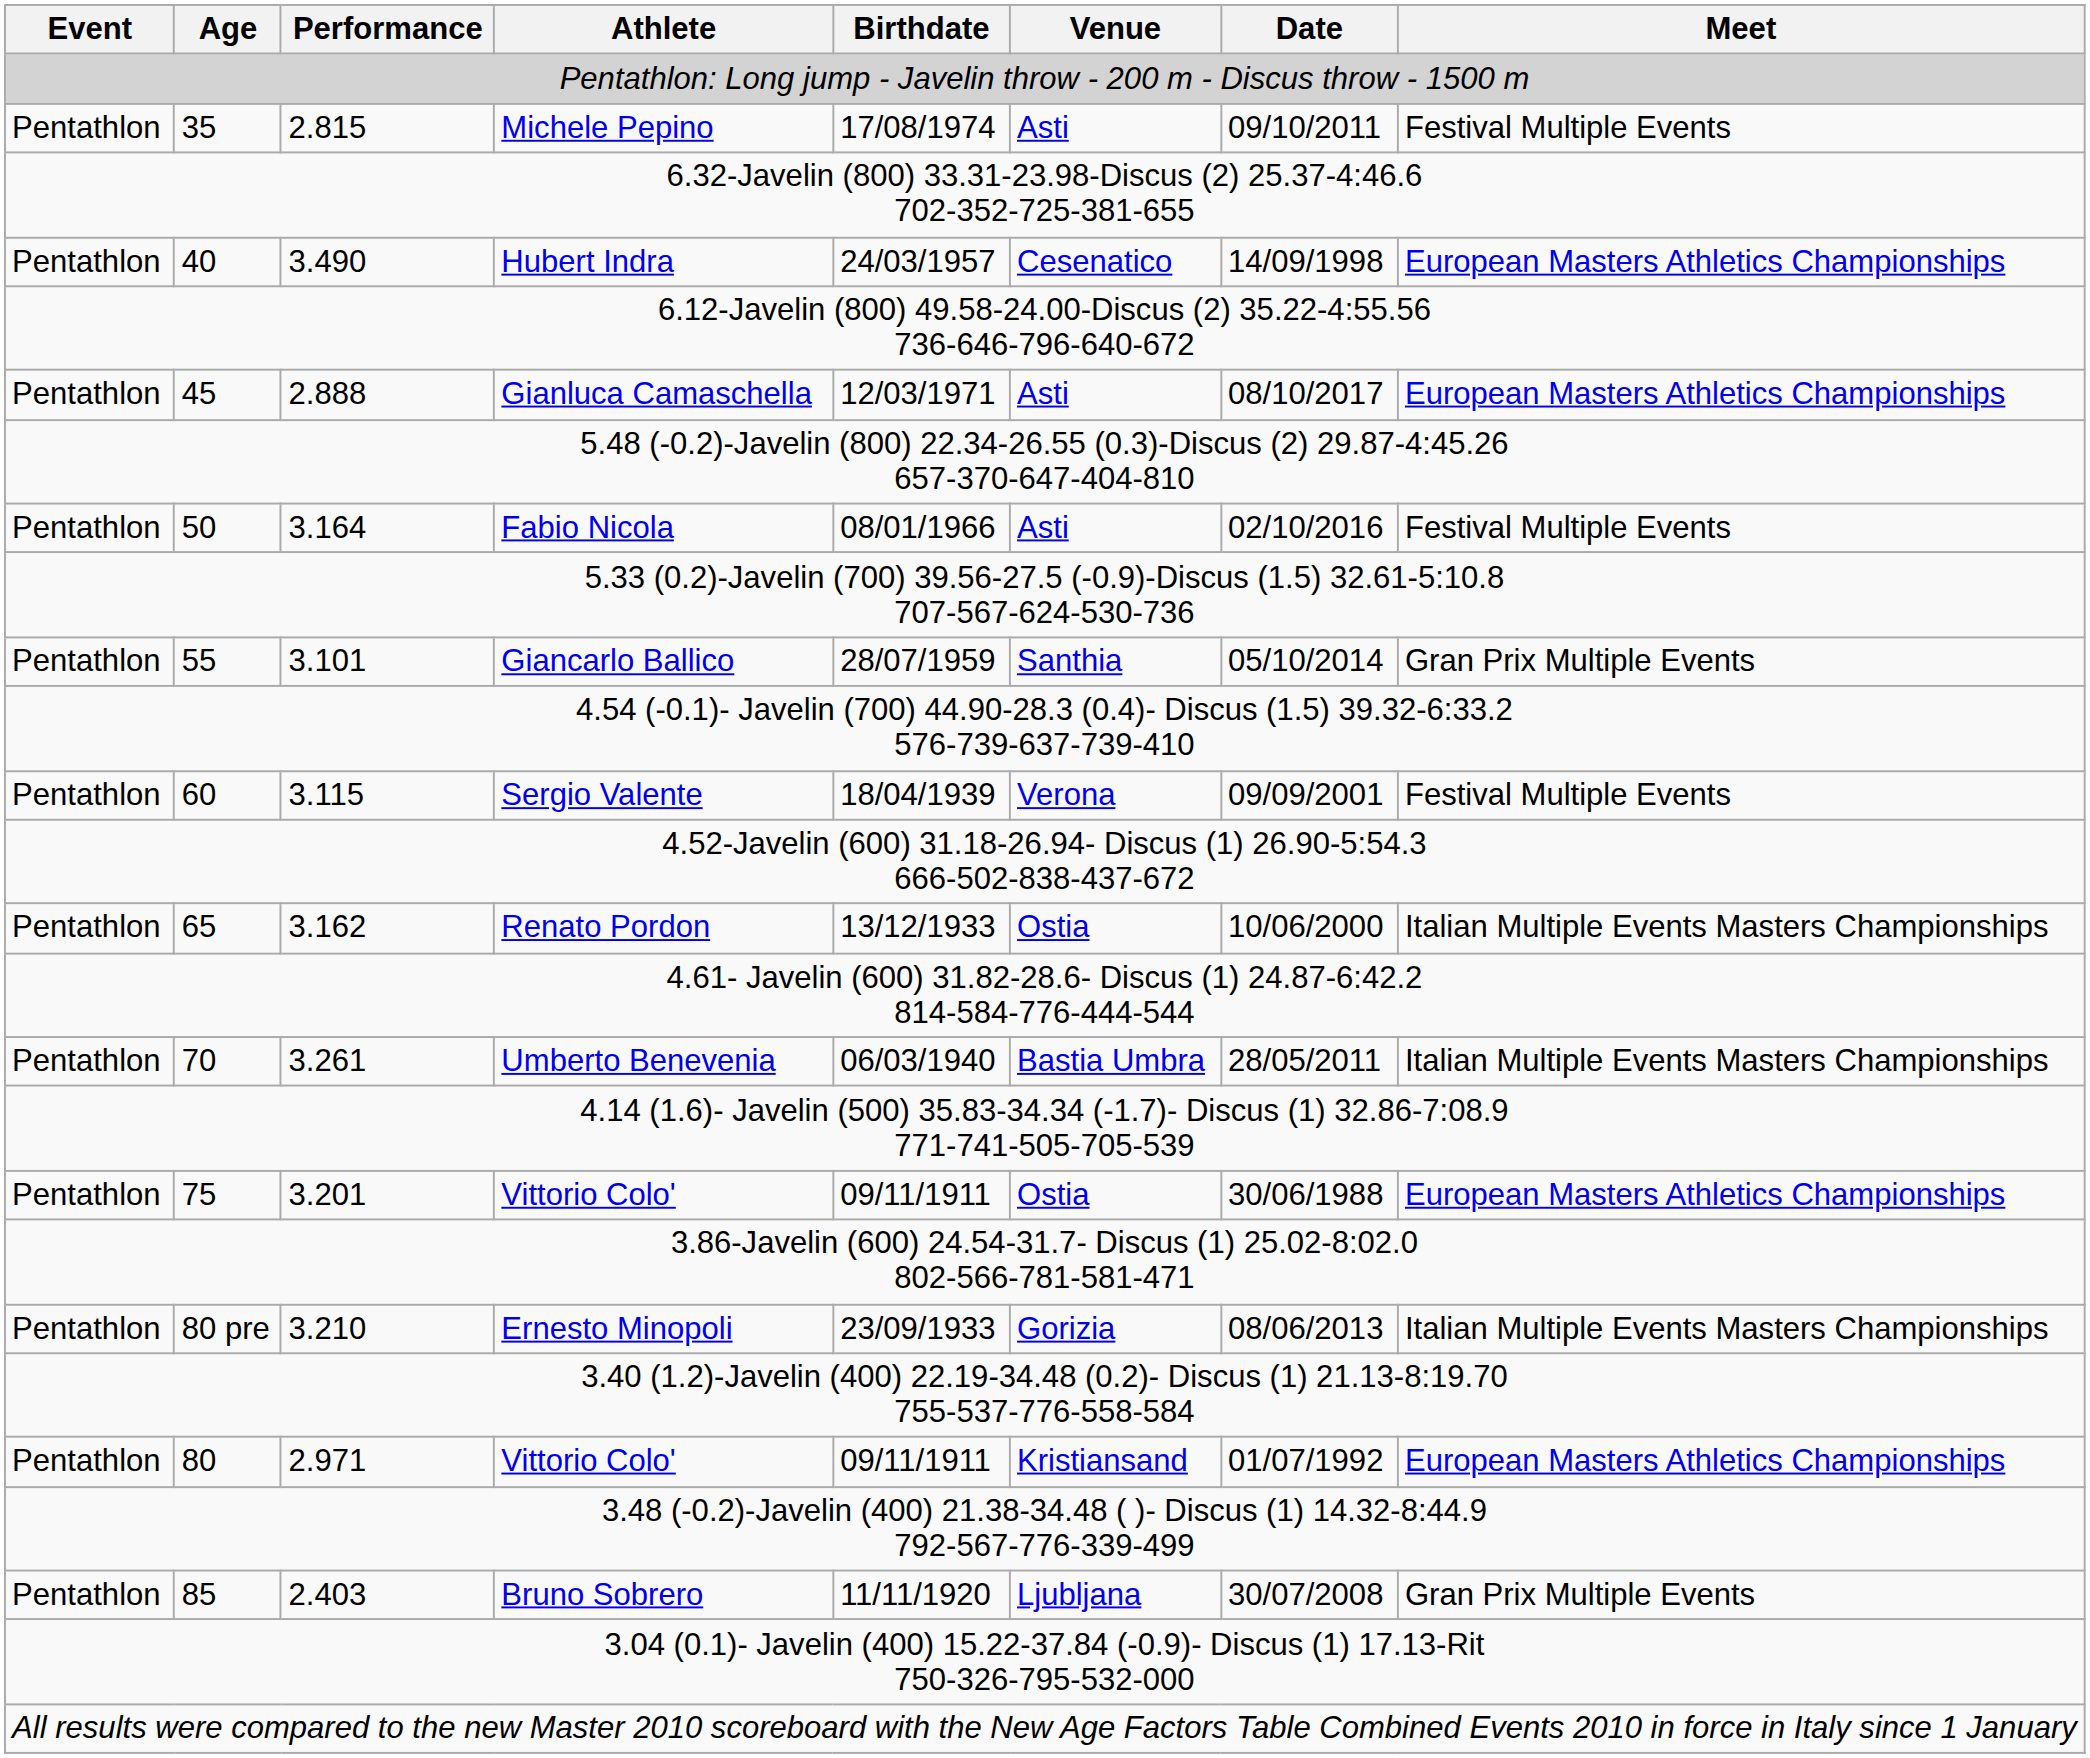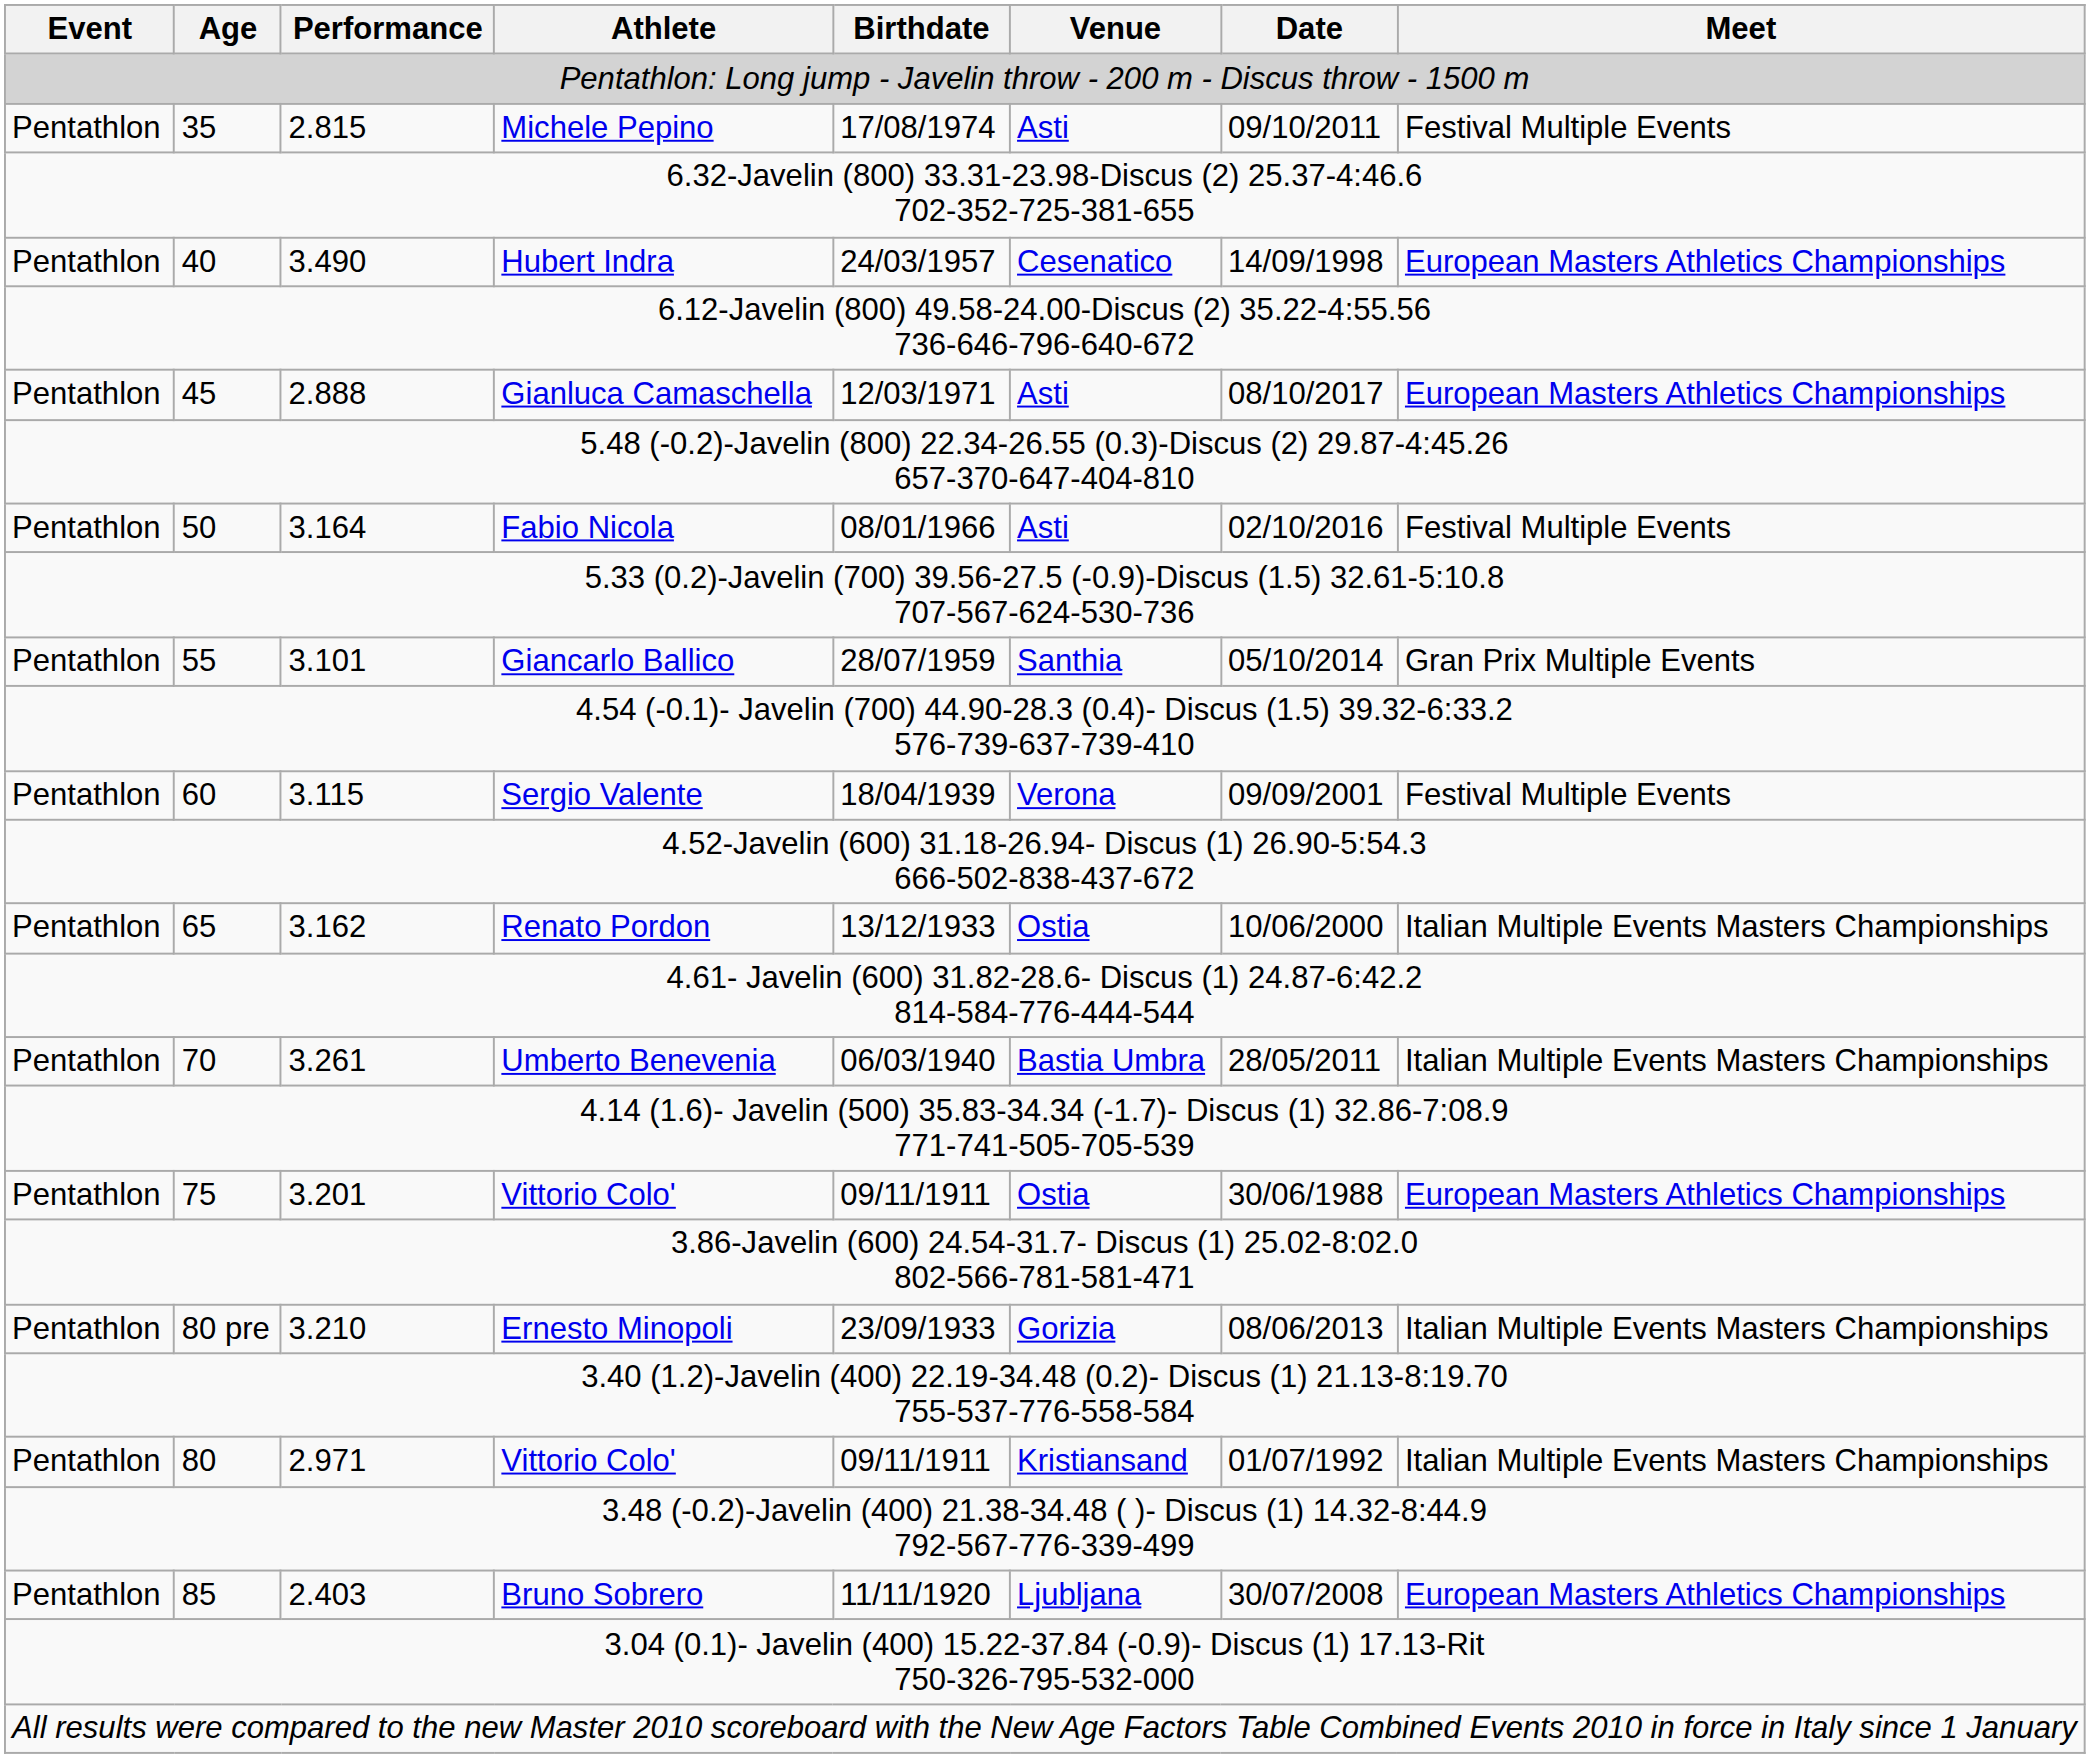(1705, 1461) European Masters Athletics Championships -> (1727, 1461) Italian Multiple Events Masters Championships
(1580, 1594) Gran Prix Multiple Events -> (1705, 1594) European Masters Athletics Championships
